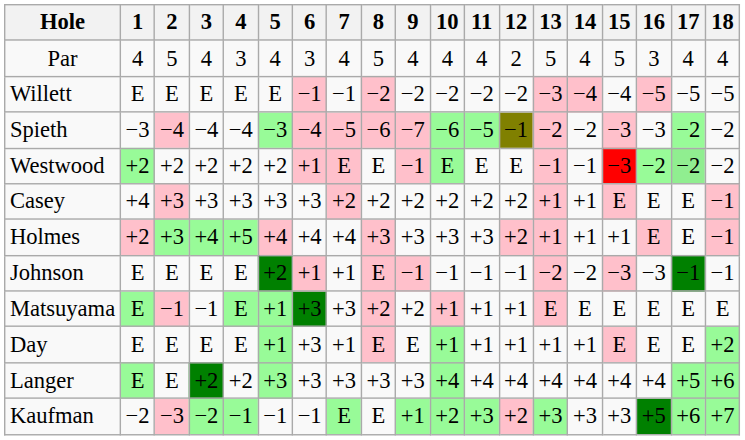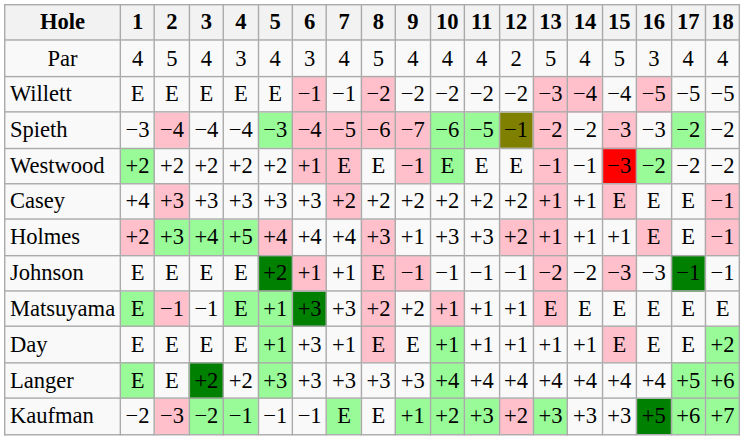(688, 165) lightgreen background -> (688, 165) no background
(413, 237) +3 -> (413, 237) +1
